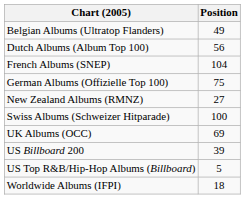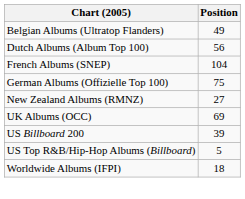- row: (88, 116)
